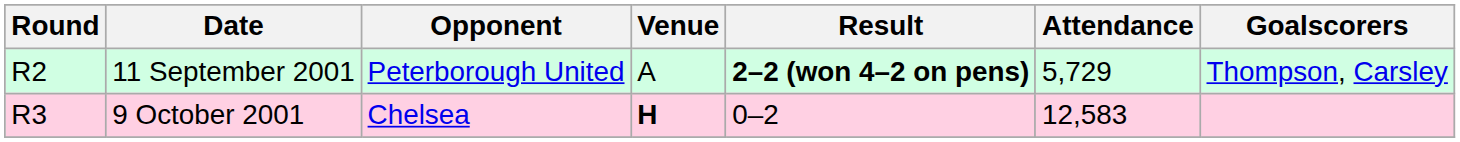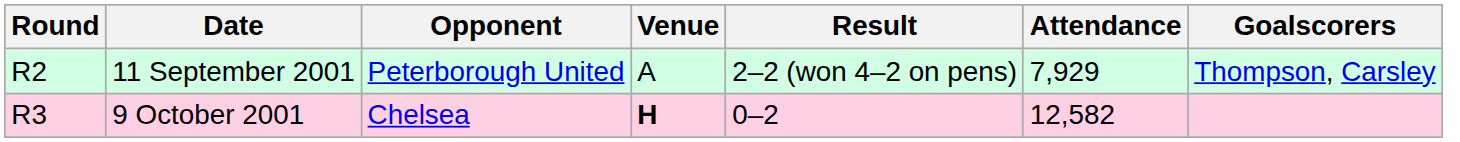(881, 70) bold -> (875, 70) normal
(1077, 70) 5,729 -> (1065, 70) 7,929
(1085, 114) 12,583 -> (1072, 114) 12,582
